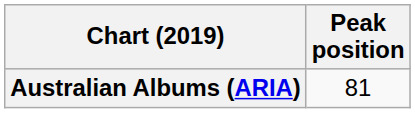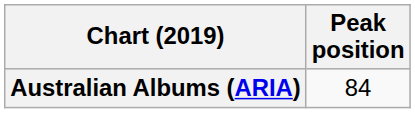(358, 88) 81 -> (358, 88) 84
